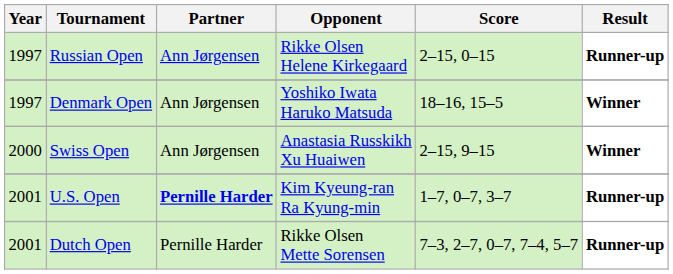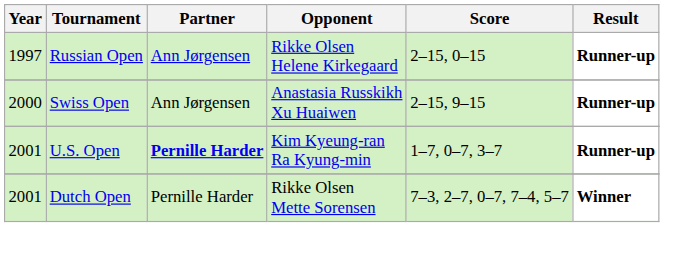- row: (101, 103)
(613, 150) Winner -> (616, 103) Runner-up
(625, 245) Runner-up -> (604, 197) Winner
